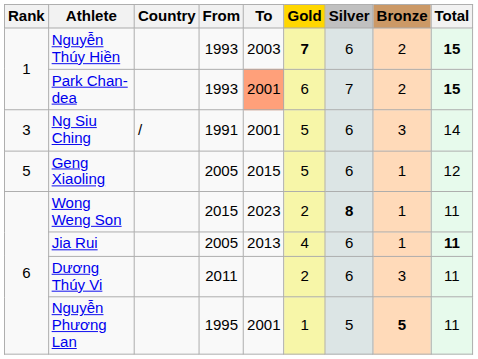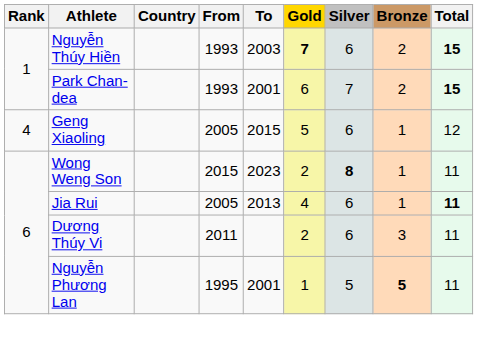(264, 89) lightsalmon background -> (264, 89) no background
- row: (74, 130)
(26, 171) 5 -> (26, 130) 4
